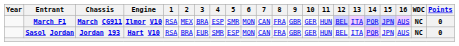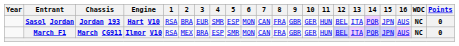rows swapped: (50, 21) <-> (50, 32)
